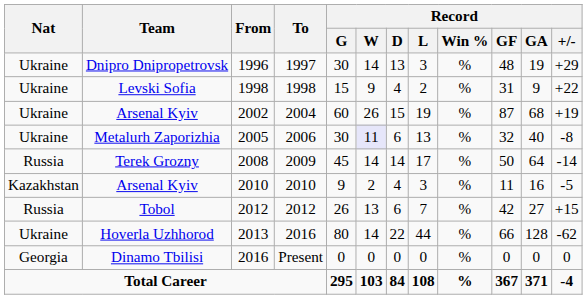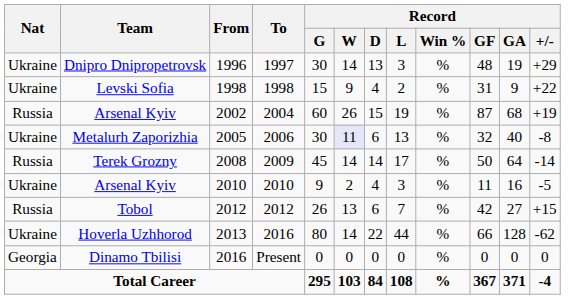(43, 112) Ukraine -> (32, 112) Russia
(43, 185) Kazakhstan -> (32, 185) Ukraine
